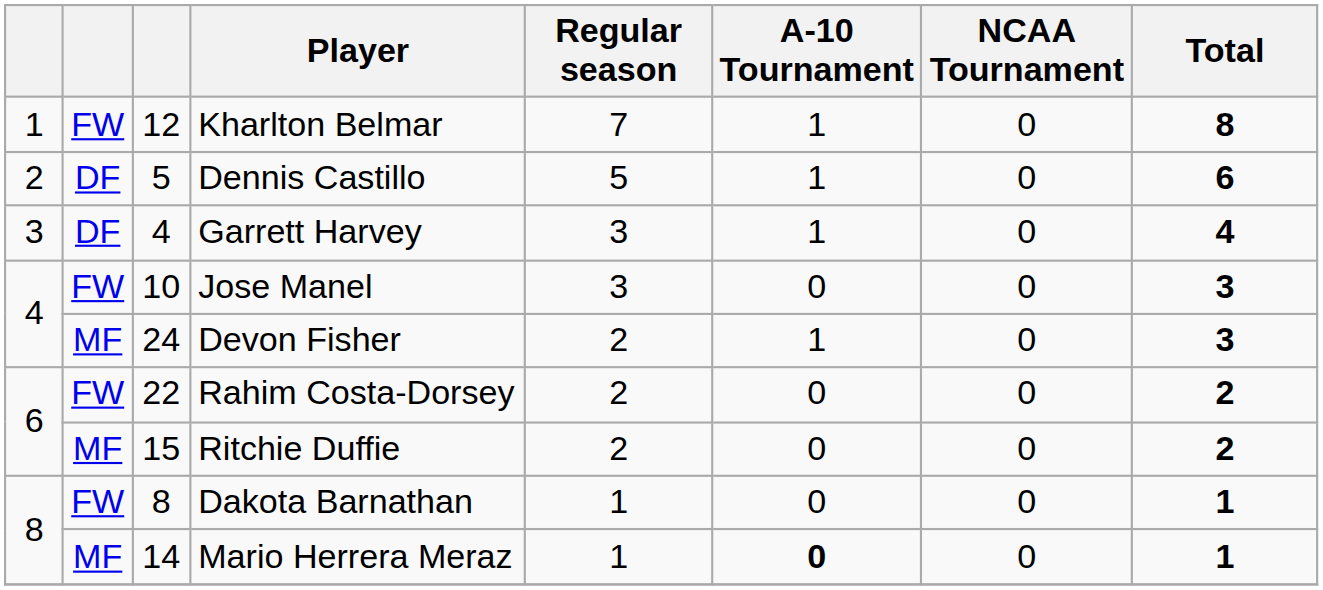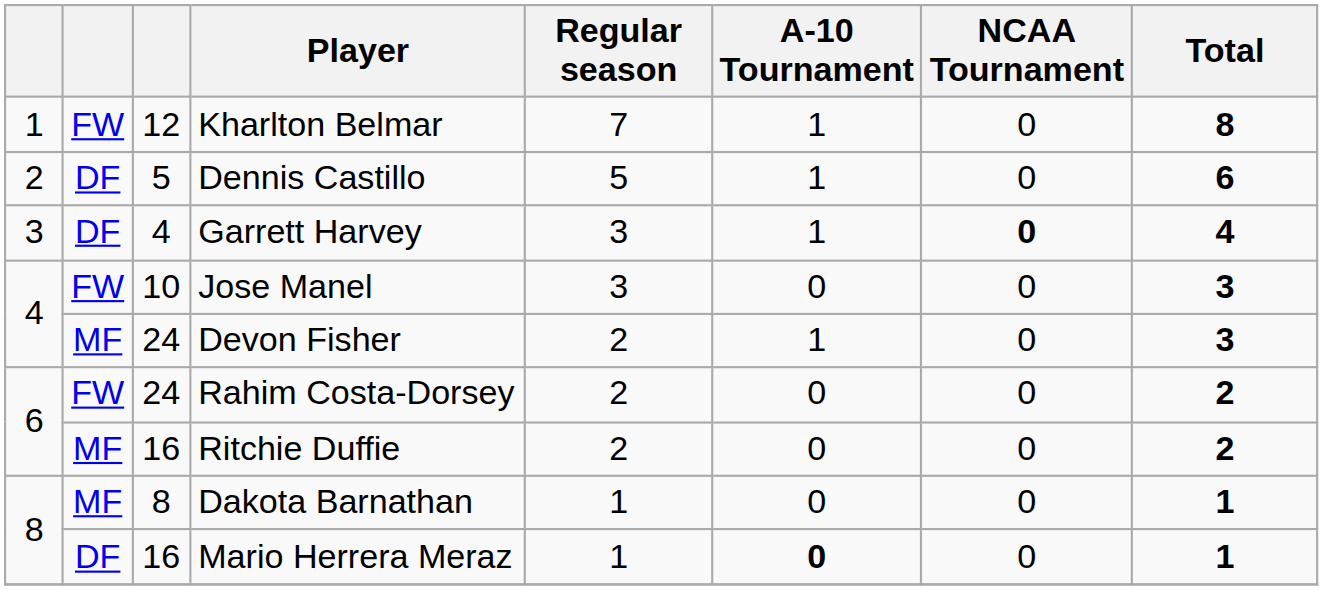(1027, 232) normal -> (1027, 232) bold
(161, 394) 22 -> (161, 394) 24
(161, 448) 15 -> (161, 448) 16
(98, 502) FW -> (98, 502) MF
(98, 556) MF -> (98, 556) DF
(161, 556) 14 -> (161, 556) 16
